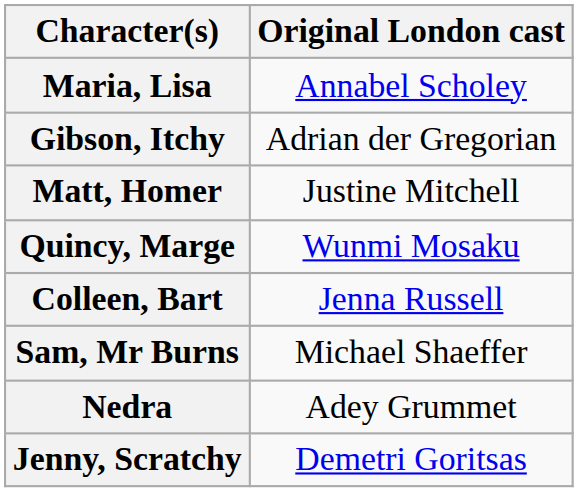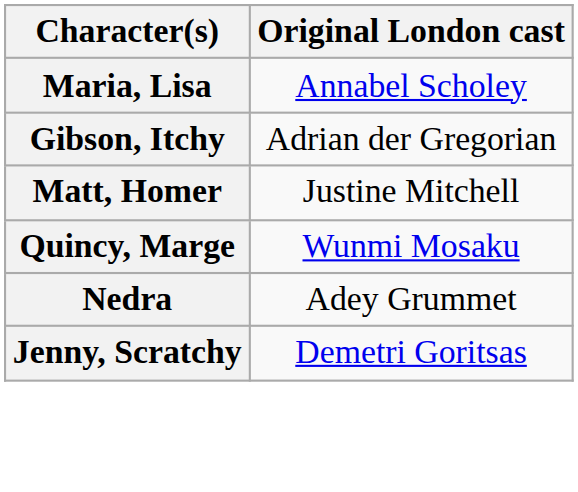- row: (127, 298)
- row: (127, 352)
